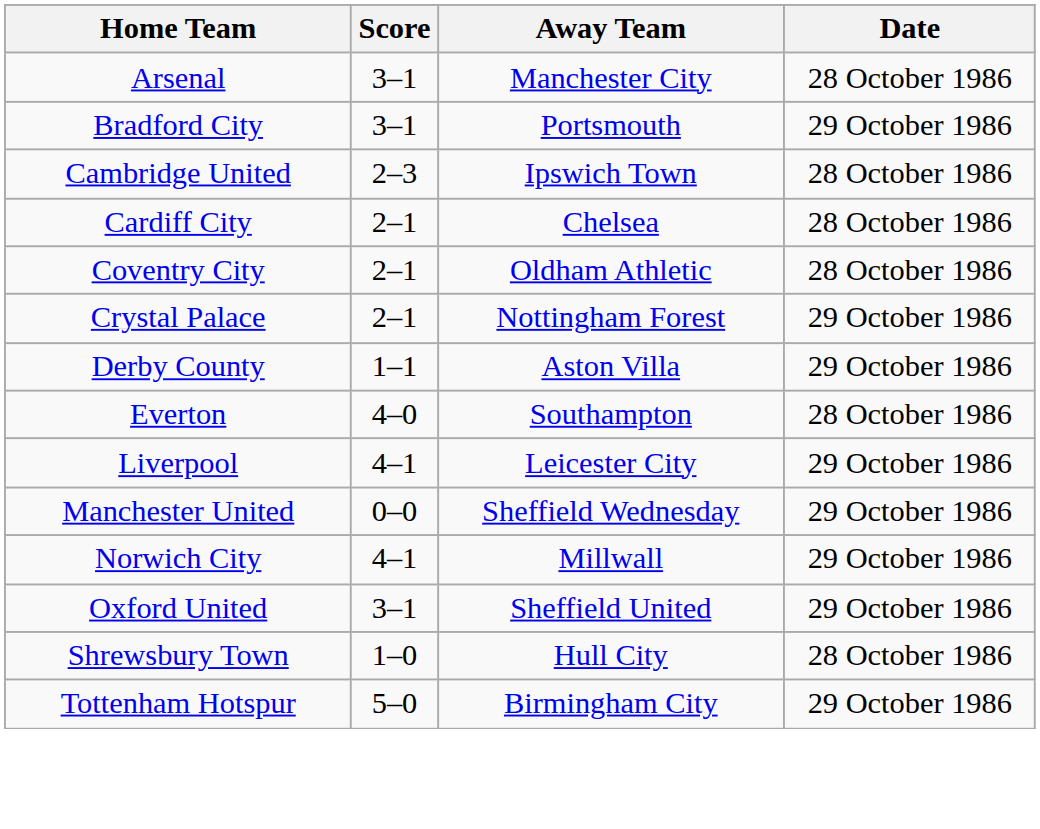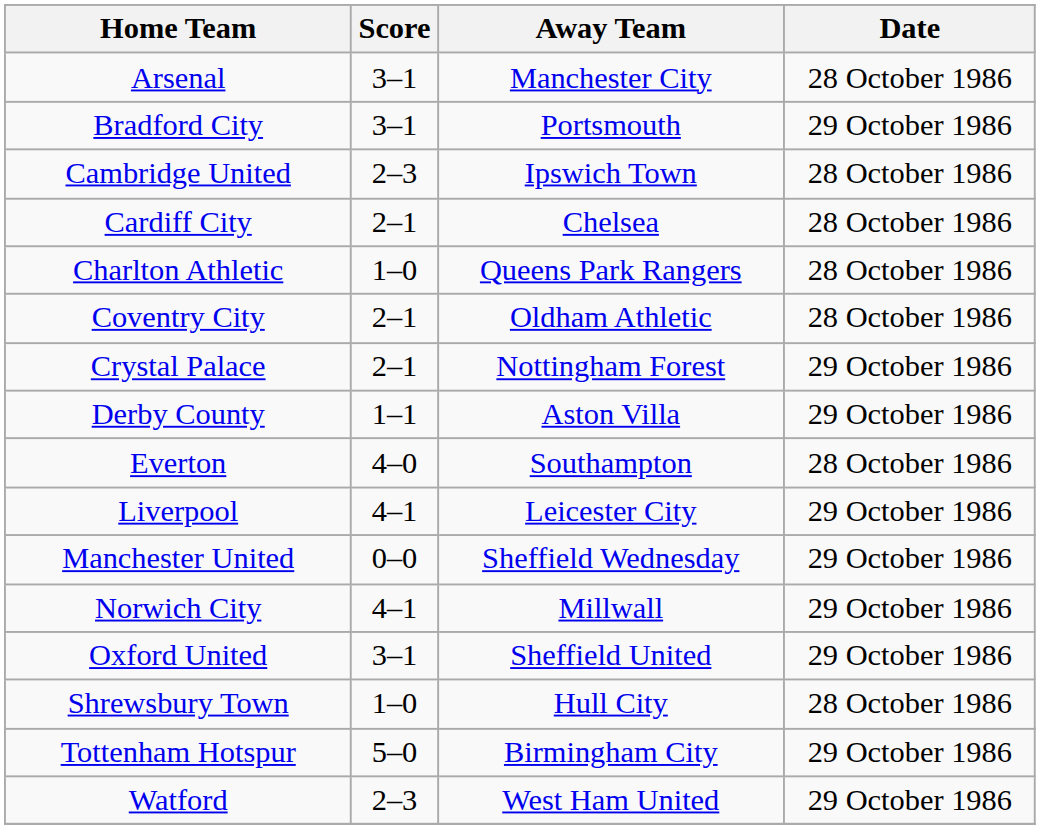+ row: (178, 269)
+ row: (178, 800)
